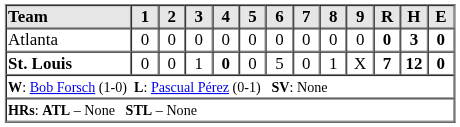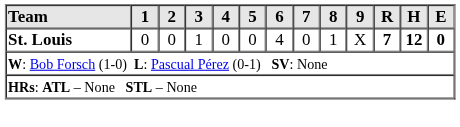- row: (33, 40)
(226, 63) bold -> (226, 40) normal
(279, 63) 5 -> (279, 40) 4
